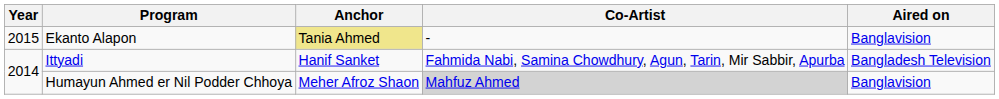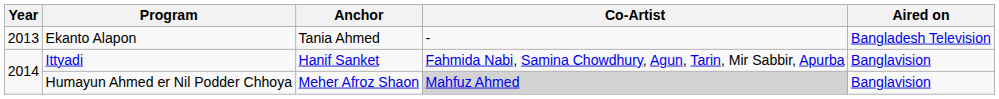(23, 37) 2015 -> (23, 37) 2013
(339, 37) khaki background -> (339, 37) no background
(891, 37) Banglavision -> (921, 37) Bangladesh Television
(921, 60) Bangladesh Television -> (891, 60) Banglavision
